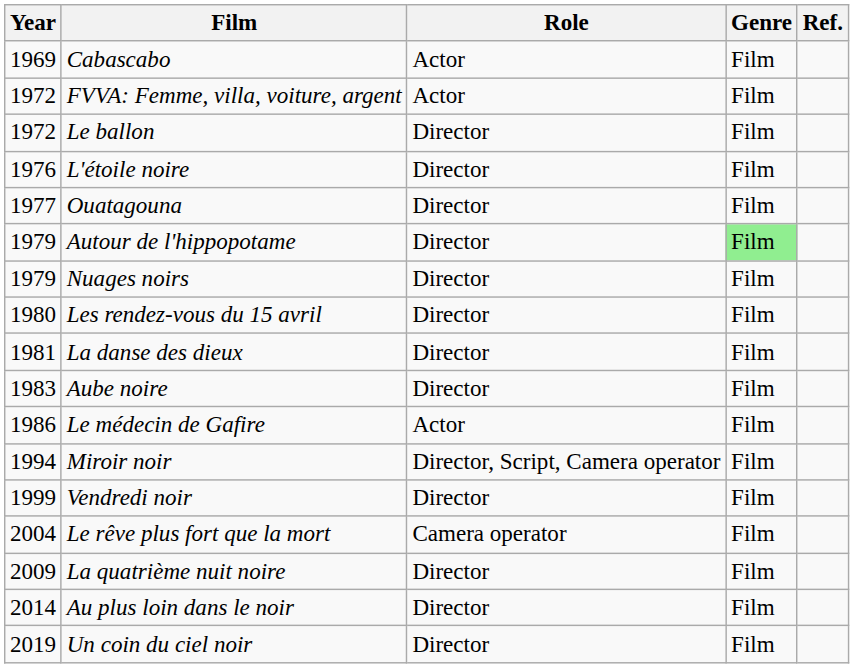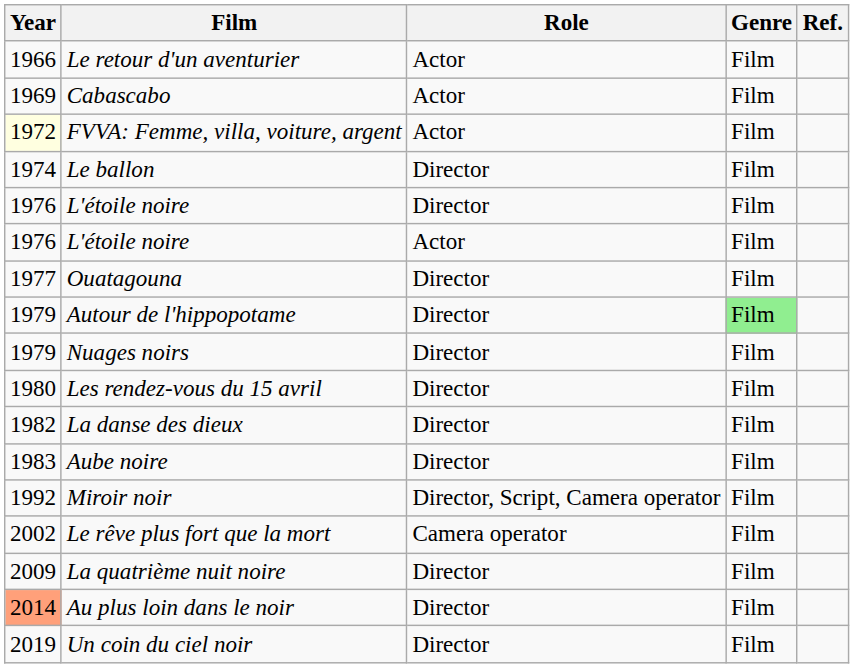+ row: (183, 59)
(33, 95) no background -> (33, 132) lightyellow background
(33, 132) 1972 -> (33, 168) 1974
+ row: (128, 242)
(33, 351) 1981 -> (33, 424) 1982
- row: (166, 424)
(33, 461) 1994 -> (33, 497) 1992
- row: (129, 497)
(33, 534) 2004 -> (33, 534) 2002
(33, 607) no background -> (33, 607) lightsalmon background
